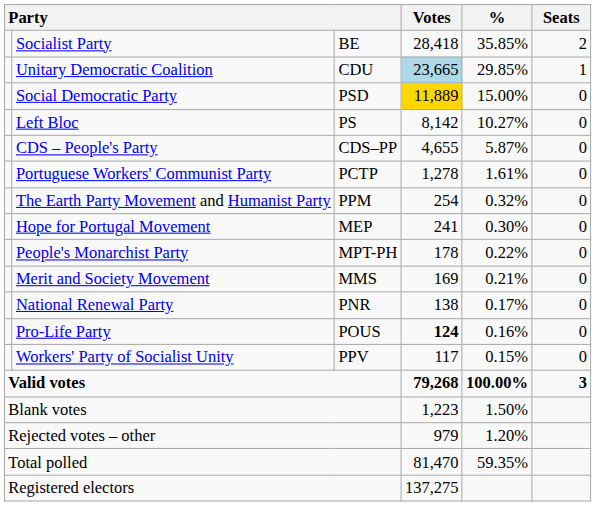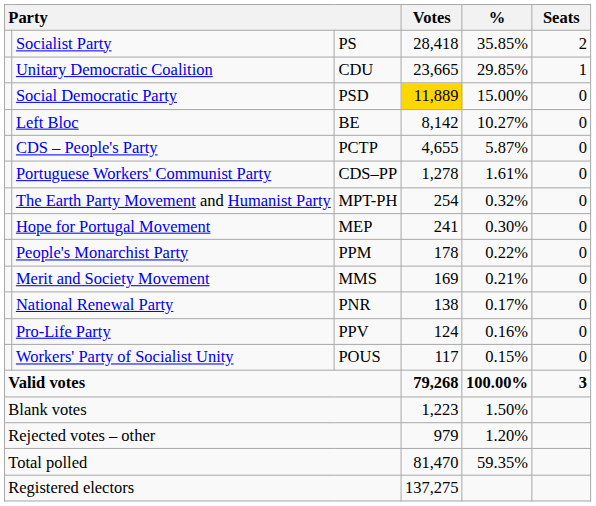(349, 43) BE -> (348, 43) PS
(436, 69) lightblue background -> (436, 69) no background
(348, 122) PS -> (349, 122) BE
(368, 148) CDS–PP -> (358, 148) PCTP
(358, 174) PCTP -> (368, 174) CDS–PP
(355, 200) PPM -> (368, 200) MPT-PH
(368, 252) MPT-PH -> (355, 252) PPM
(359, 331) POUS -> (354, 331) PPV
(446, 331) bold -> (446, 331) normal
(354, 357) PPV -> (359, 357) POUS
